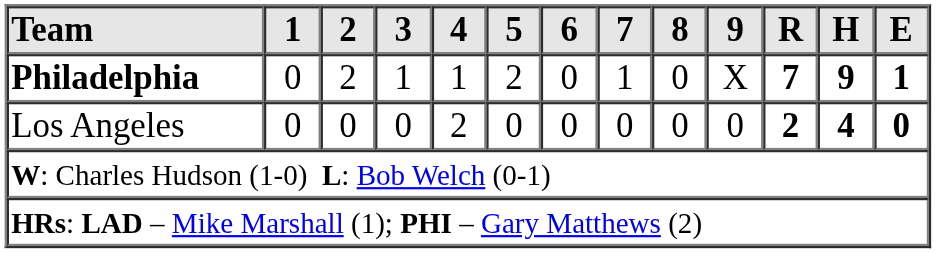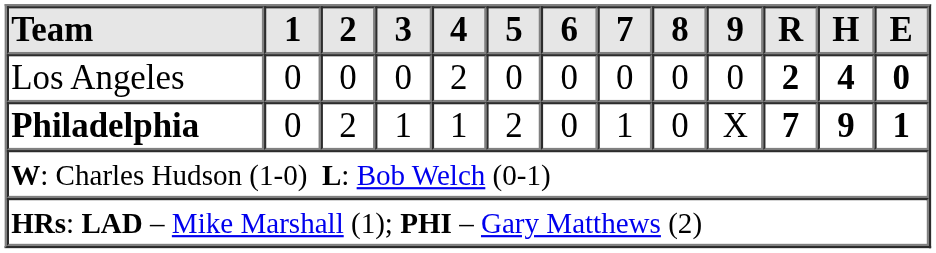rows swapped: (98, 125) <-> (105, 77)
